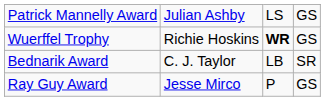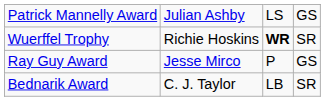(307, 38) GS -> (306, 38) SR
rows swapped: (58, 84) <-> (58, 61)
